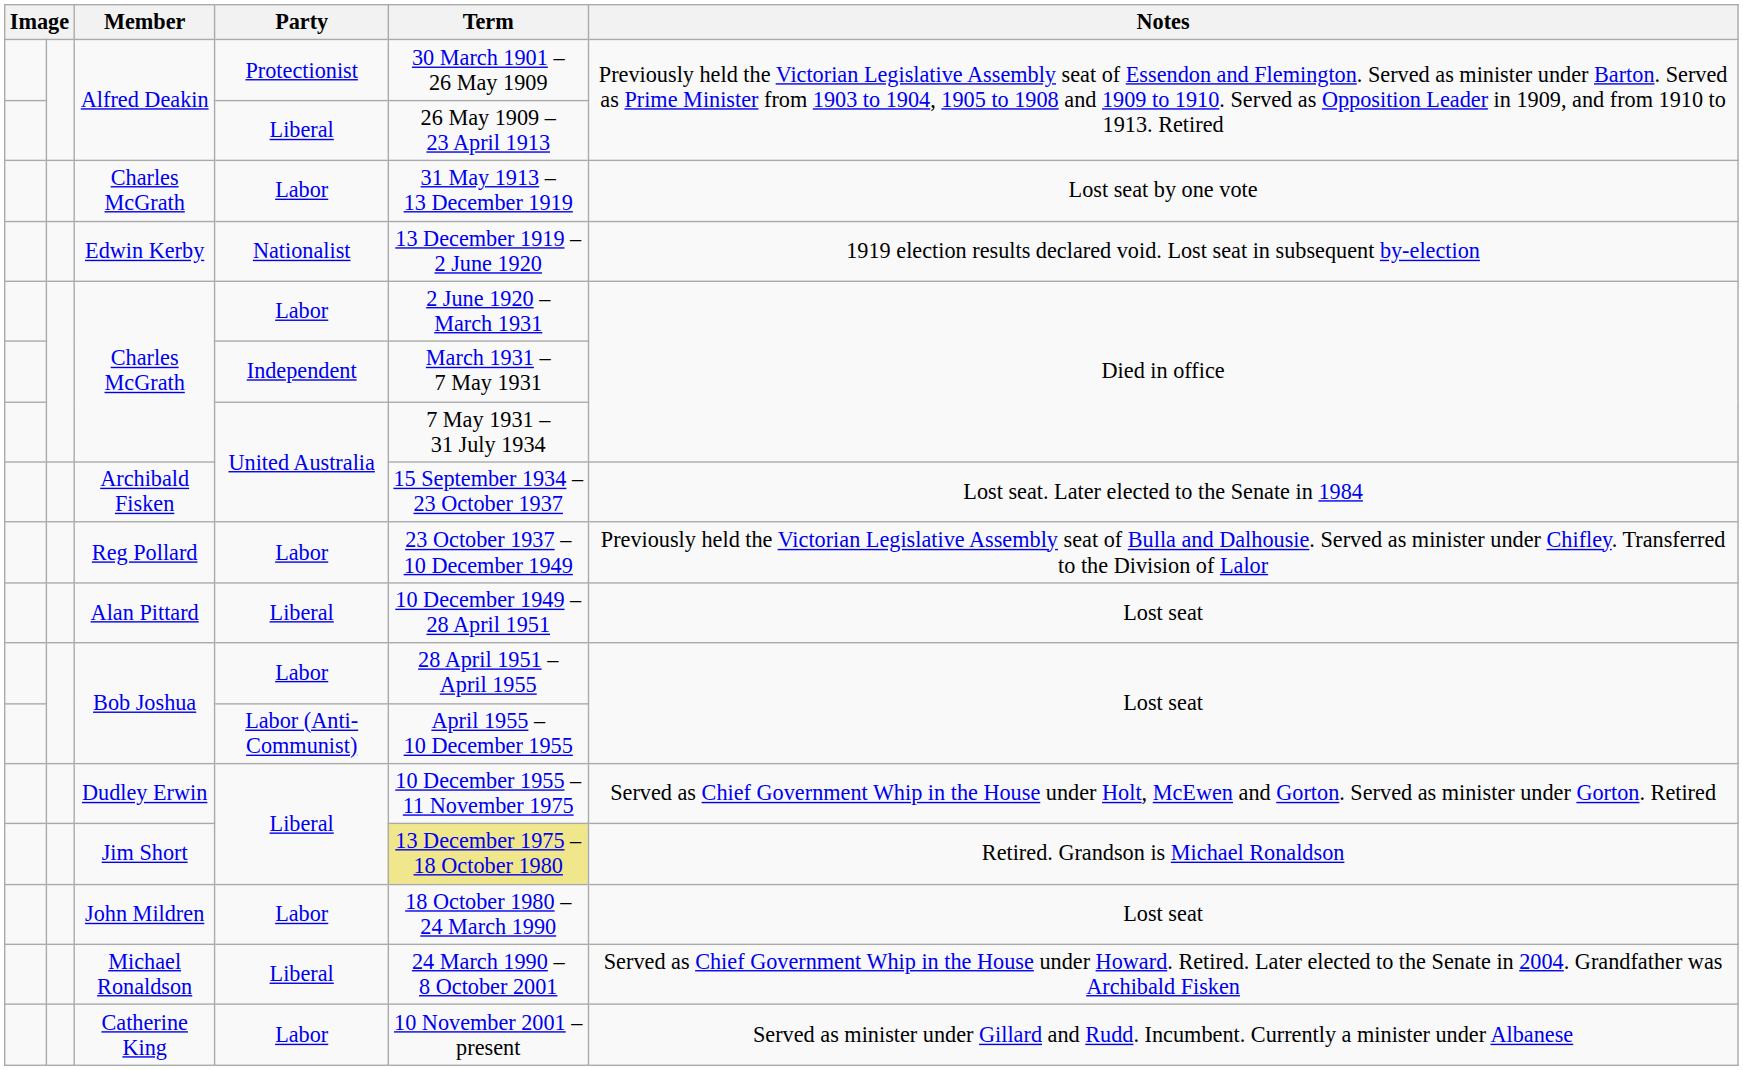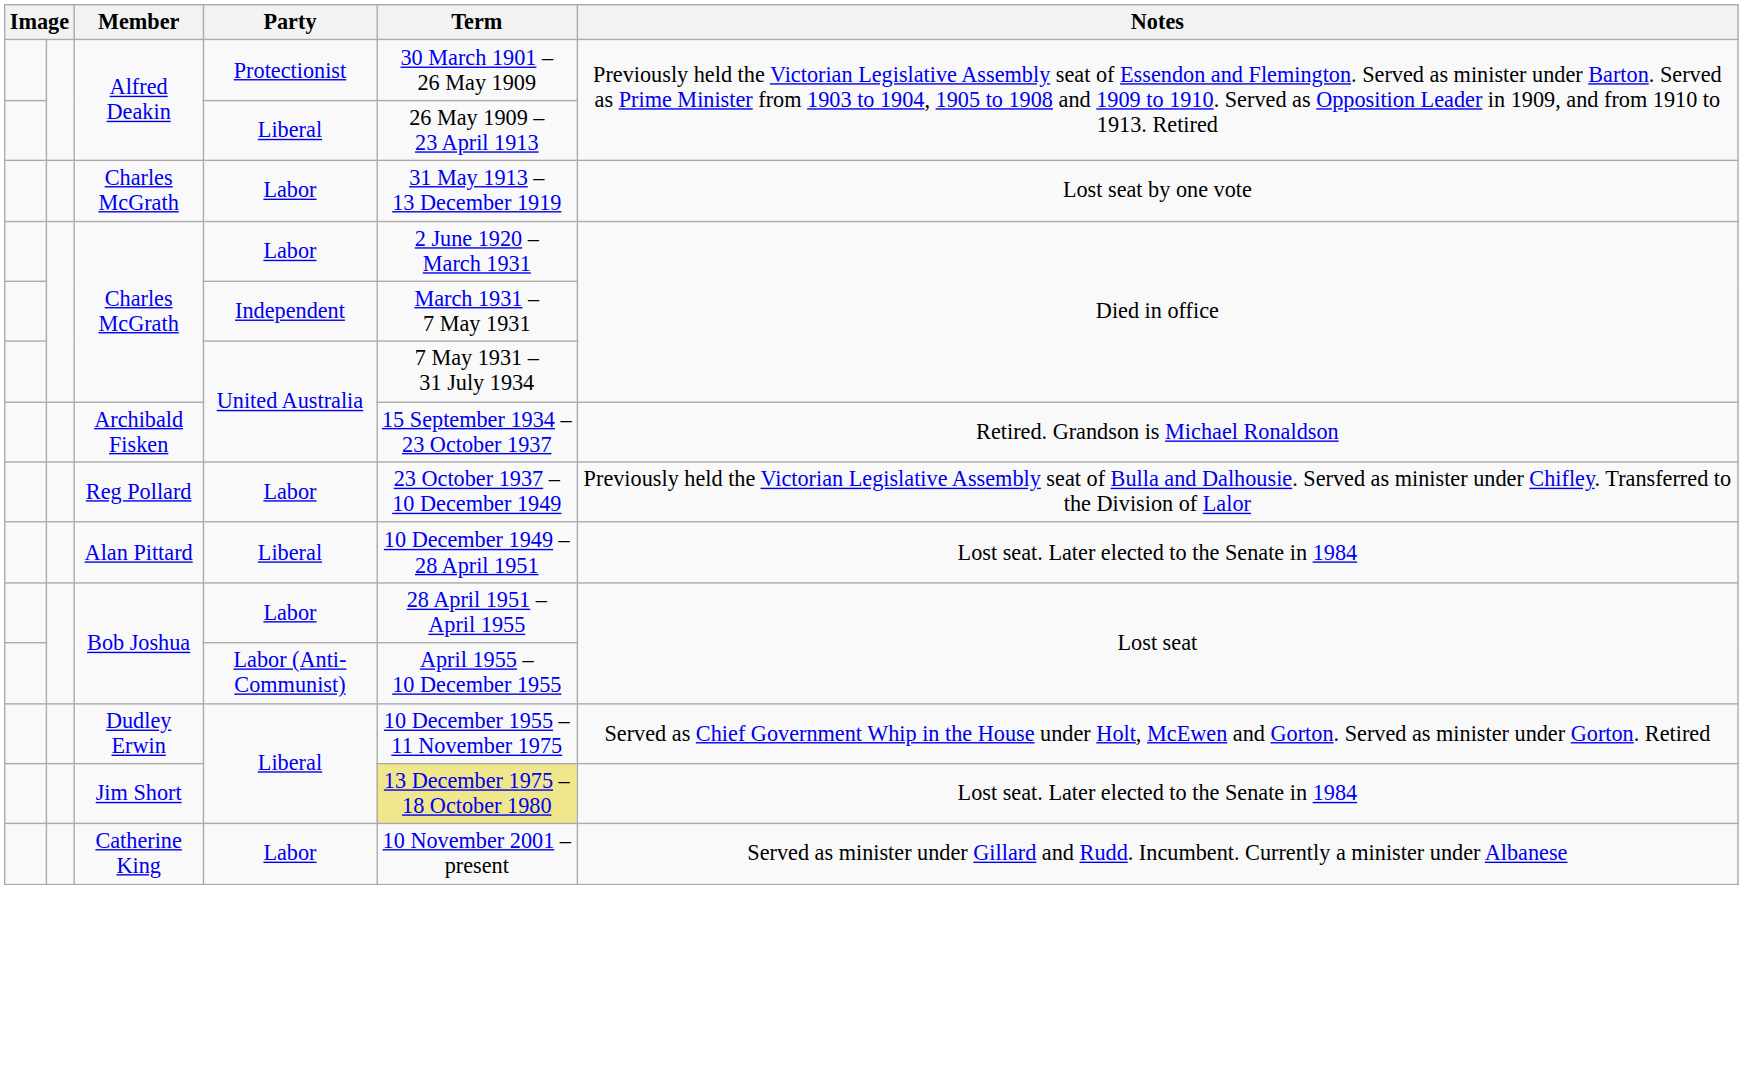- row: (145, 250)
(1163, 491) Lost seat. Later elected to the Senate in 1984 -> (1157, 431) Retired. Grandson is Michael Ronaldson
(1163, 612) Lost seat -> (1157, 552) Lost seat. Later elected to the Senate in 1984
(1163, 853) Retired. Grandson is Michael Ronaldson -> (1157, 793) Lost seat. Later elected to the Senate in 1984
- row: (145, 913)
- row: (145, 974)
